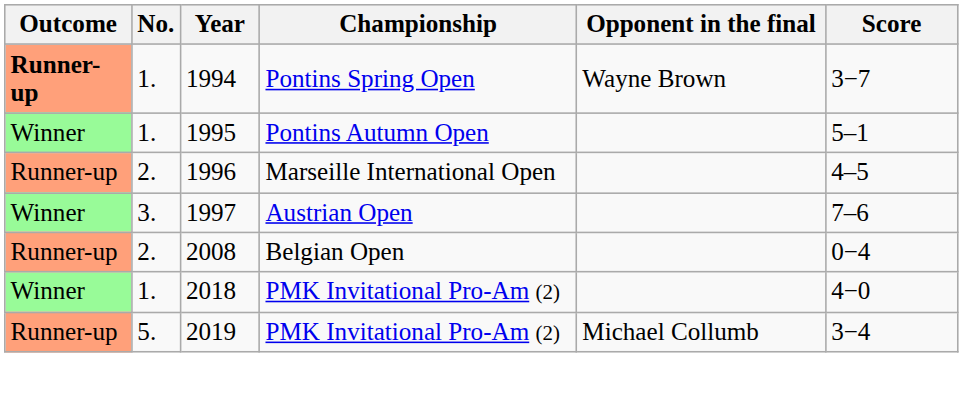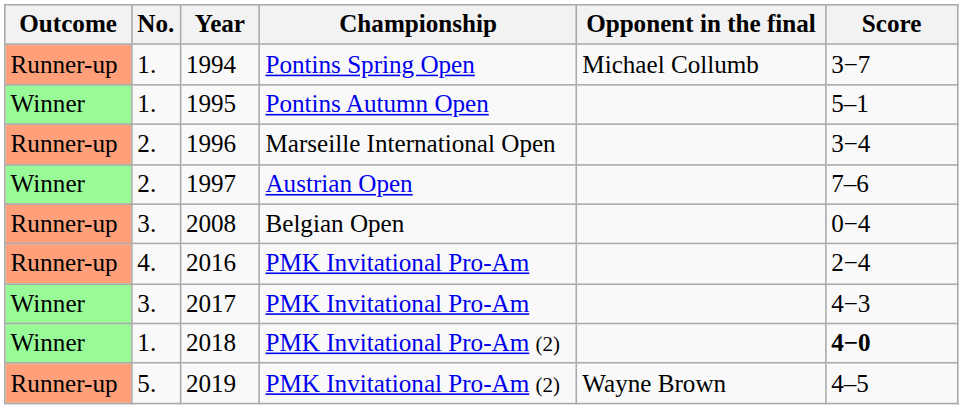(55, 78) bold -> (64, 64) normal
(654, 78) Wayne Brown -> (671, 64) Michael Collumb
(850, 172) 4–5 -> (851, 143) 3−4
(147, 212) 3. -> (147, 183) 2.
(147, 251) 2. -> (147, 223) 3.
+ row: (211, 263)
+ row: (211, 303)
(851, 291) normal -> (851, 343) bold
(671, 331) Michael Collumb -> (654, 382) Wayne Brown
(851, 331) 3−4 -> (850, 382) 4–5
